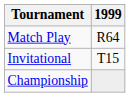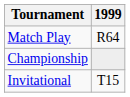rows swapped: (48, 80) <-> (39, 59)
